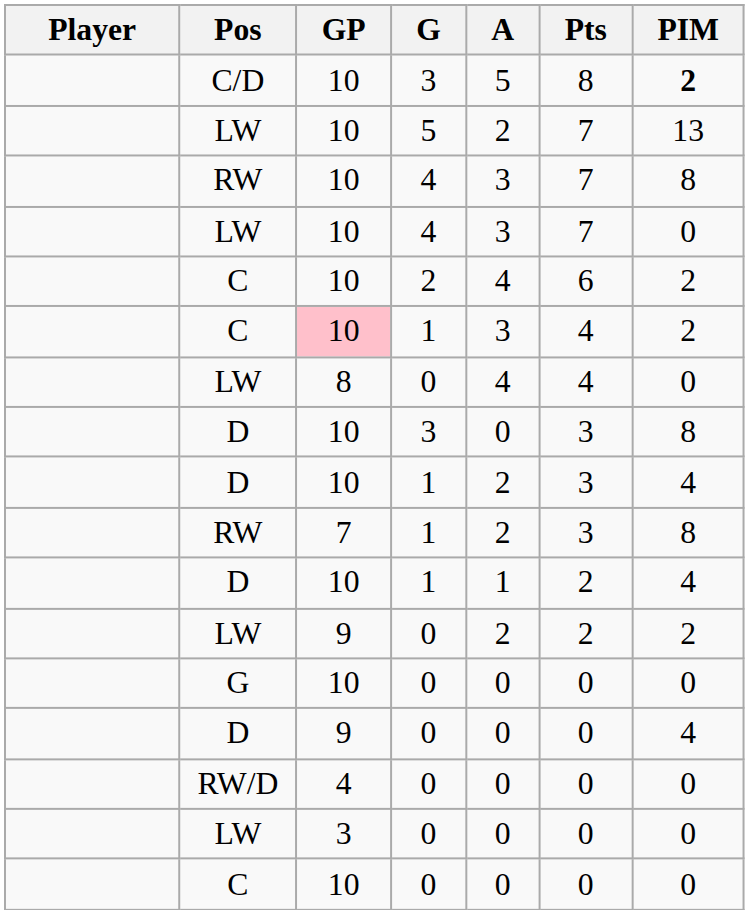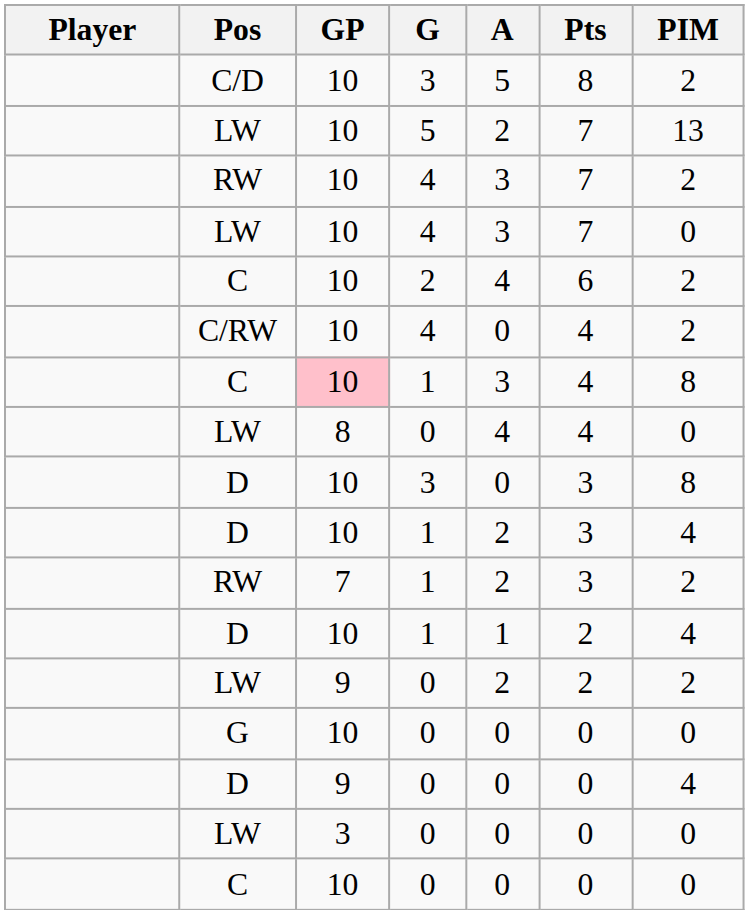(688, 79) bold -> (688, 79) normal
(688, 180) 8 -> (688, 180) 2
+ row: (238, 331)
(688, 331) 2 -> (688, 381) 8
(688, 532) 8 -> (688, 582) 2
- row: (238, 783)
